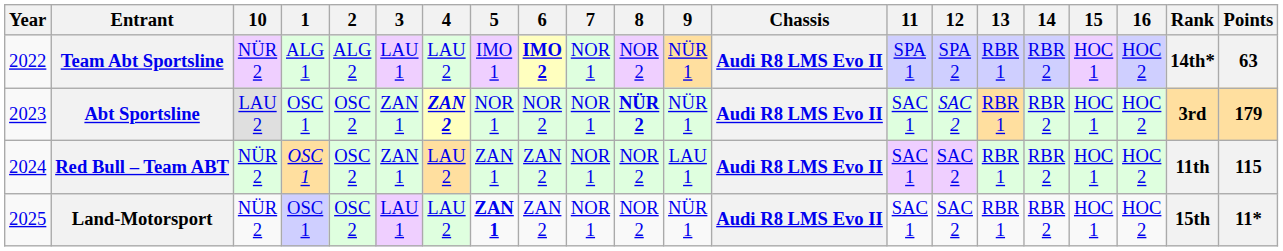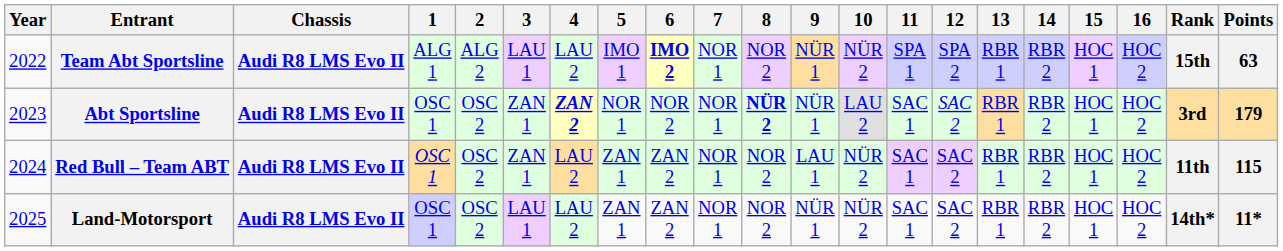columns swapped: (800, 19) <-> (258, 19)
(1192, 61) 14th* -> (1192, 61) 15th
(494, 219) bold -> (621, 219) normal
(1192, 219) 15th -> (1192, 219) 14th*
